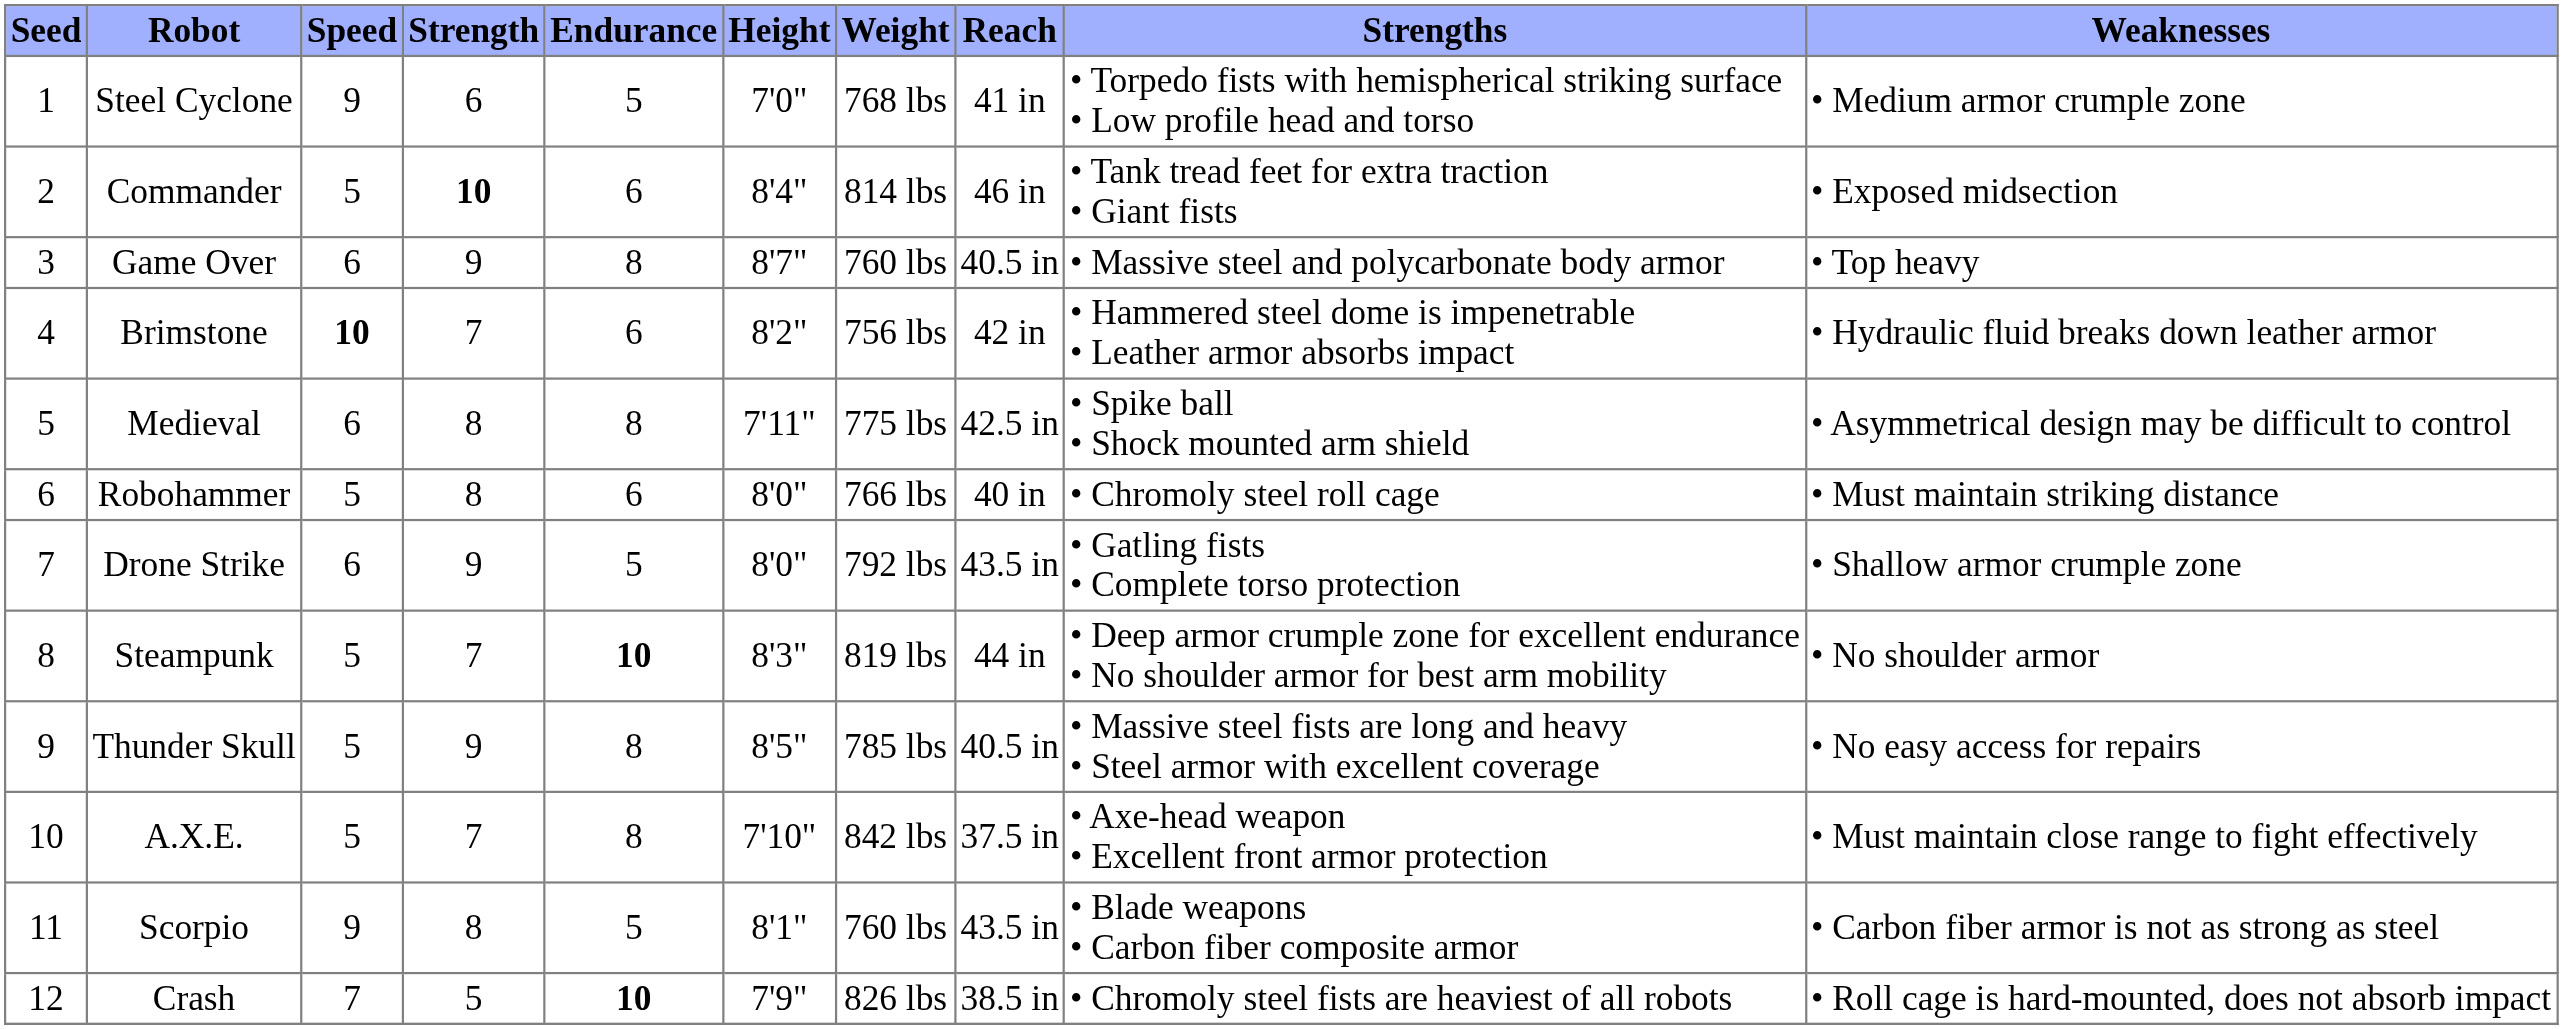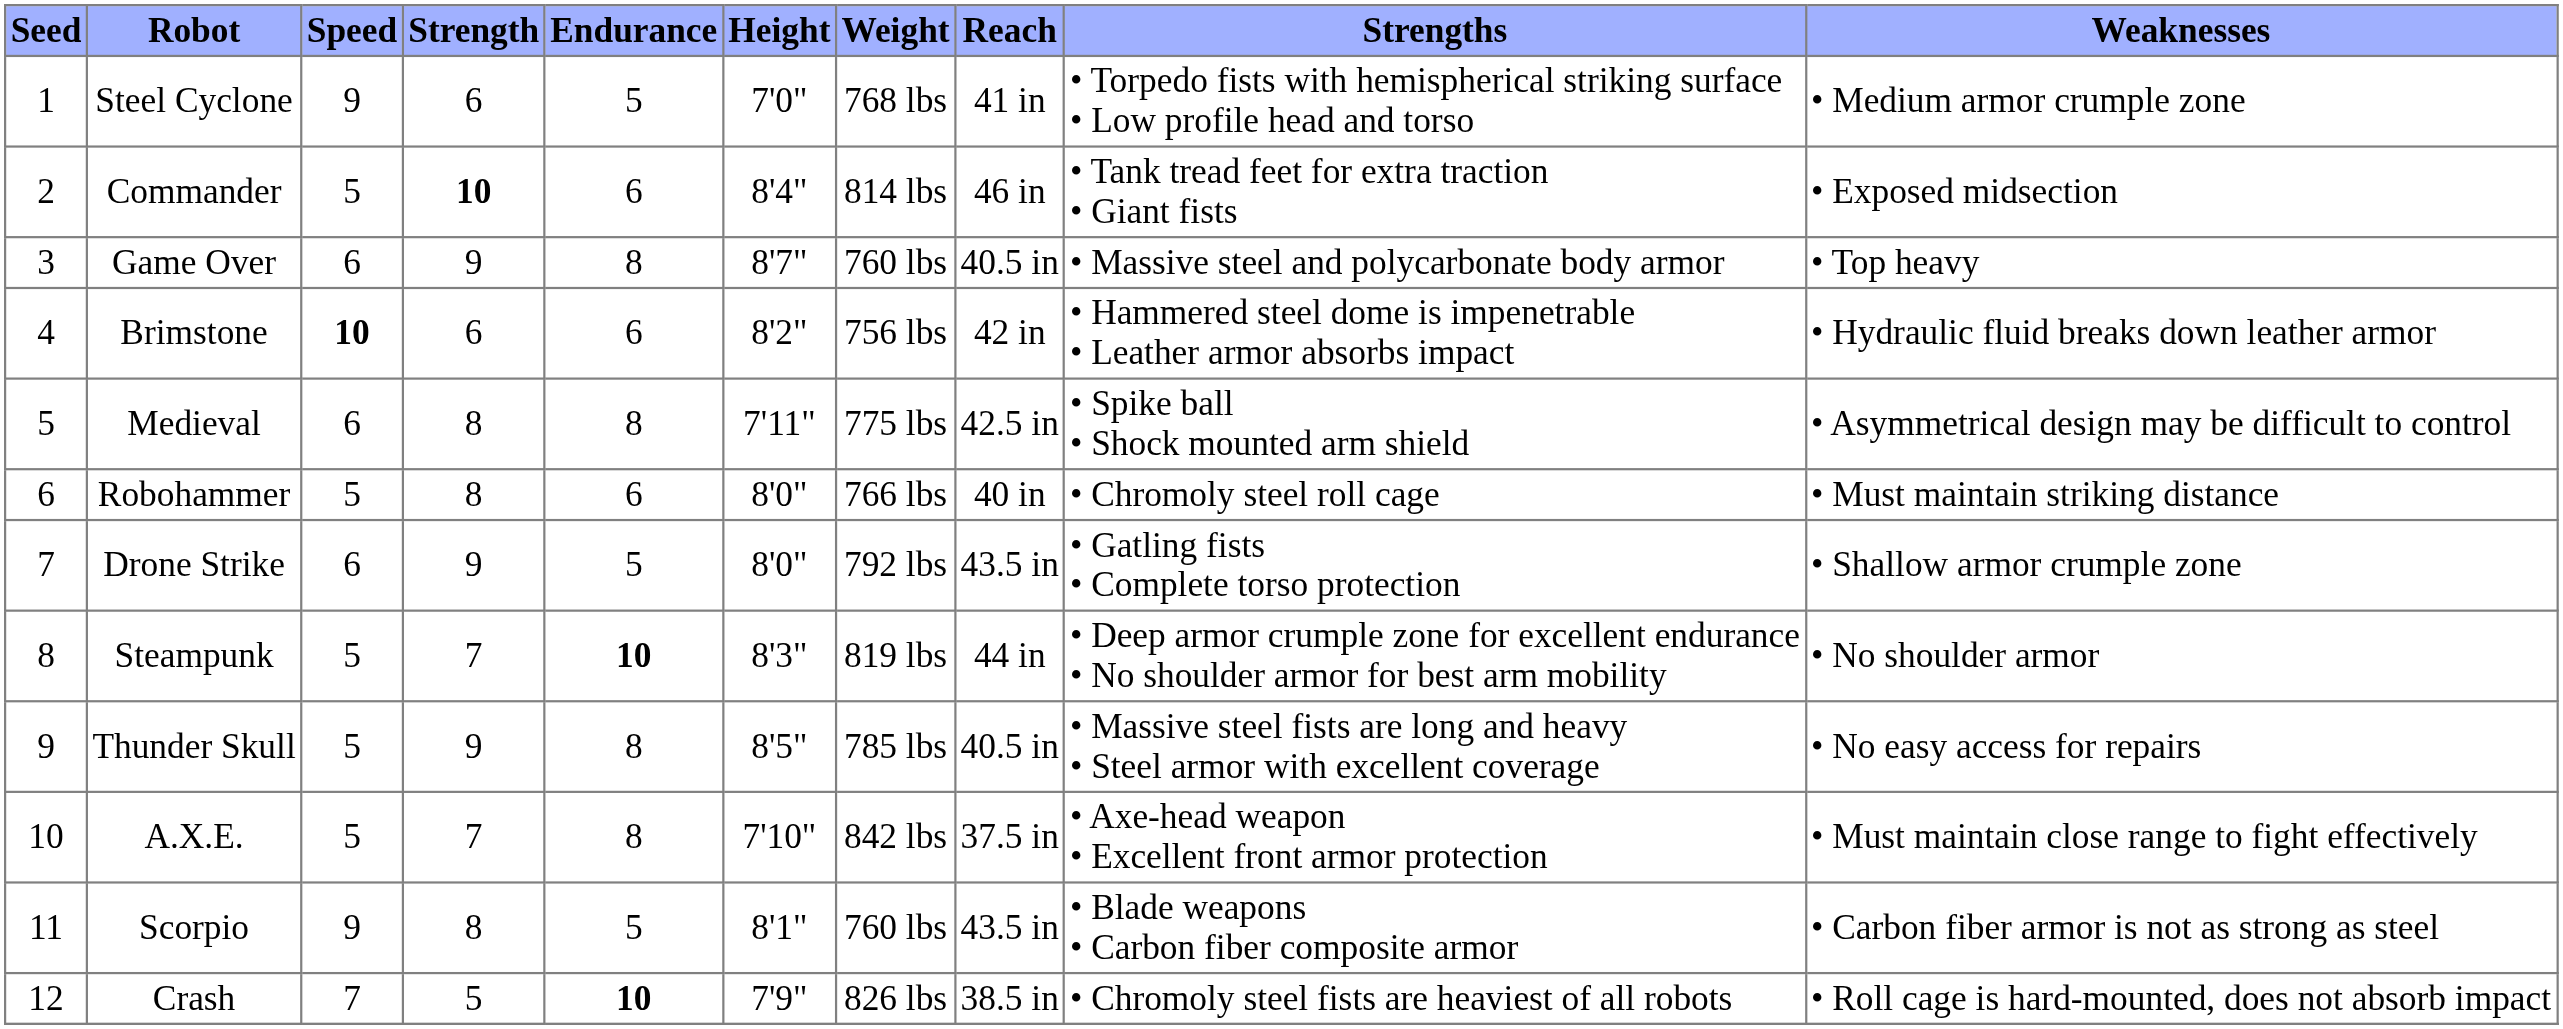(474, 332) 7 -> (474, 332) 6
